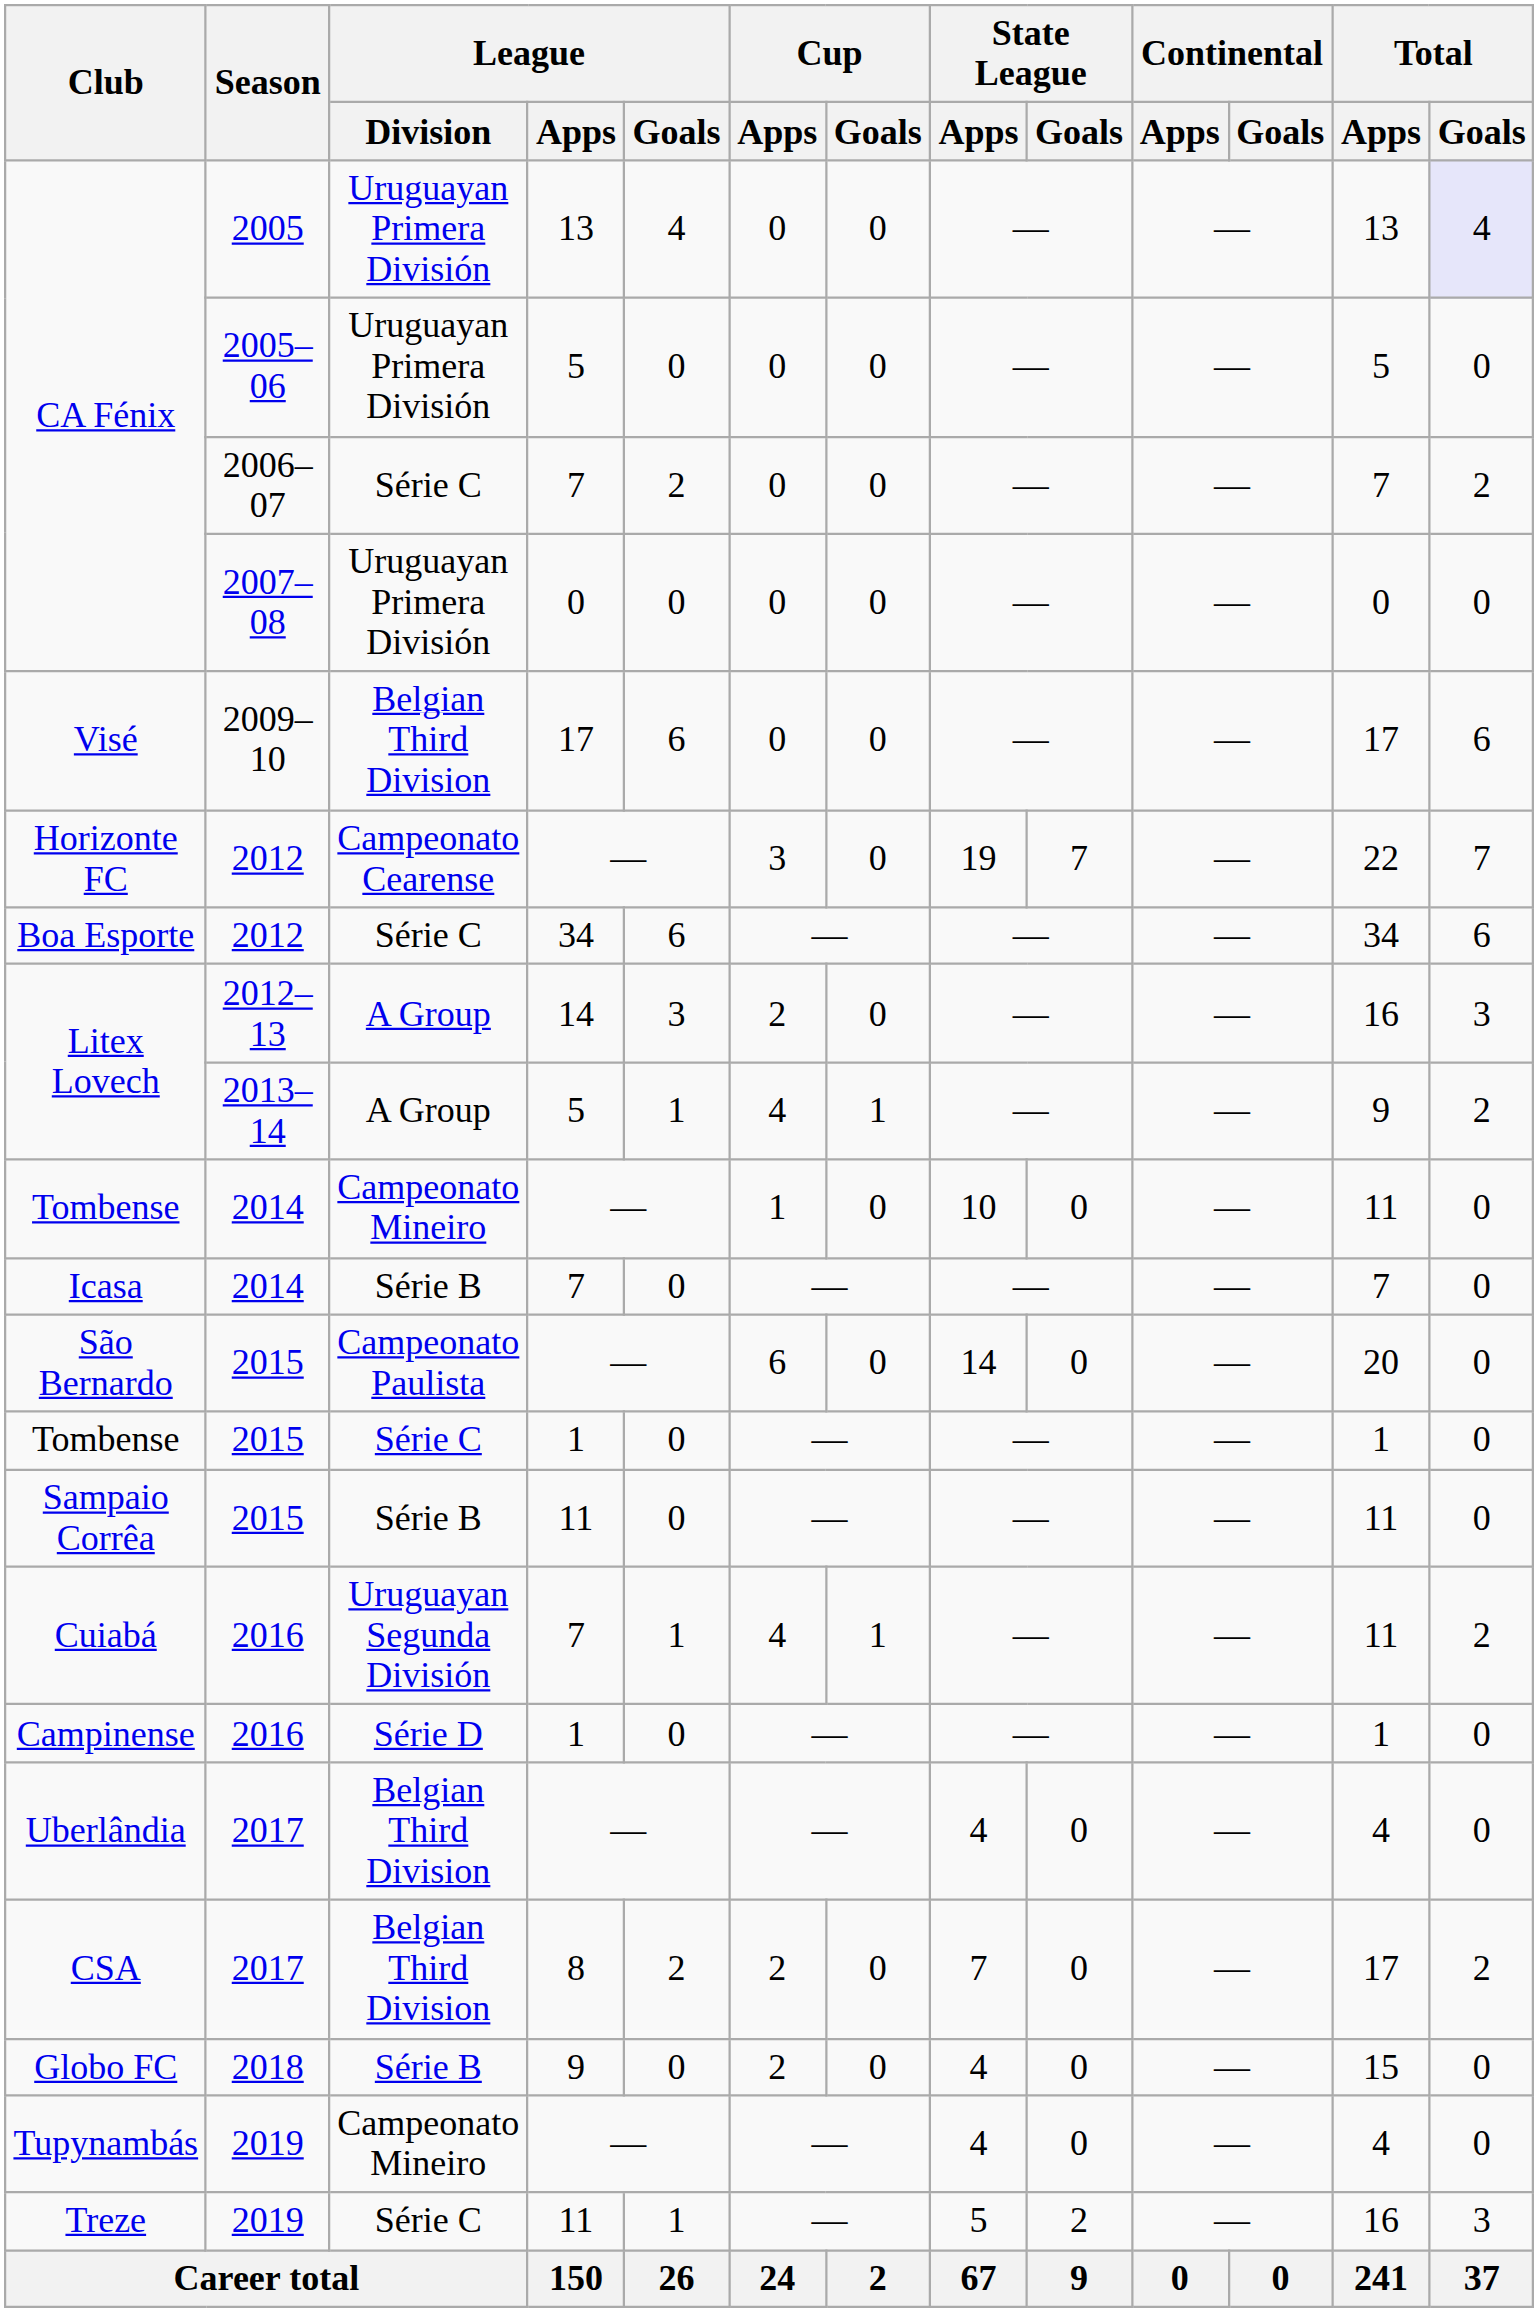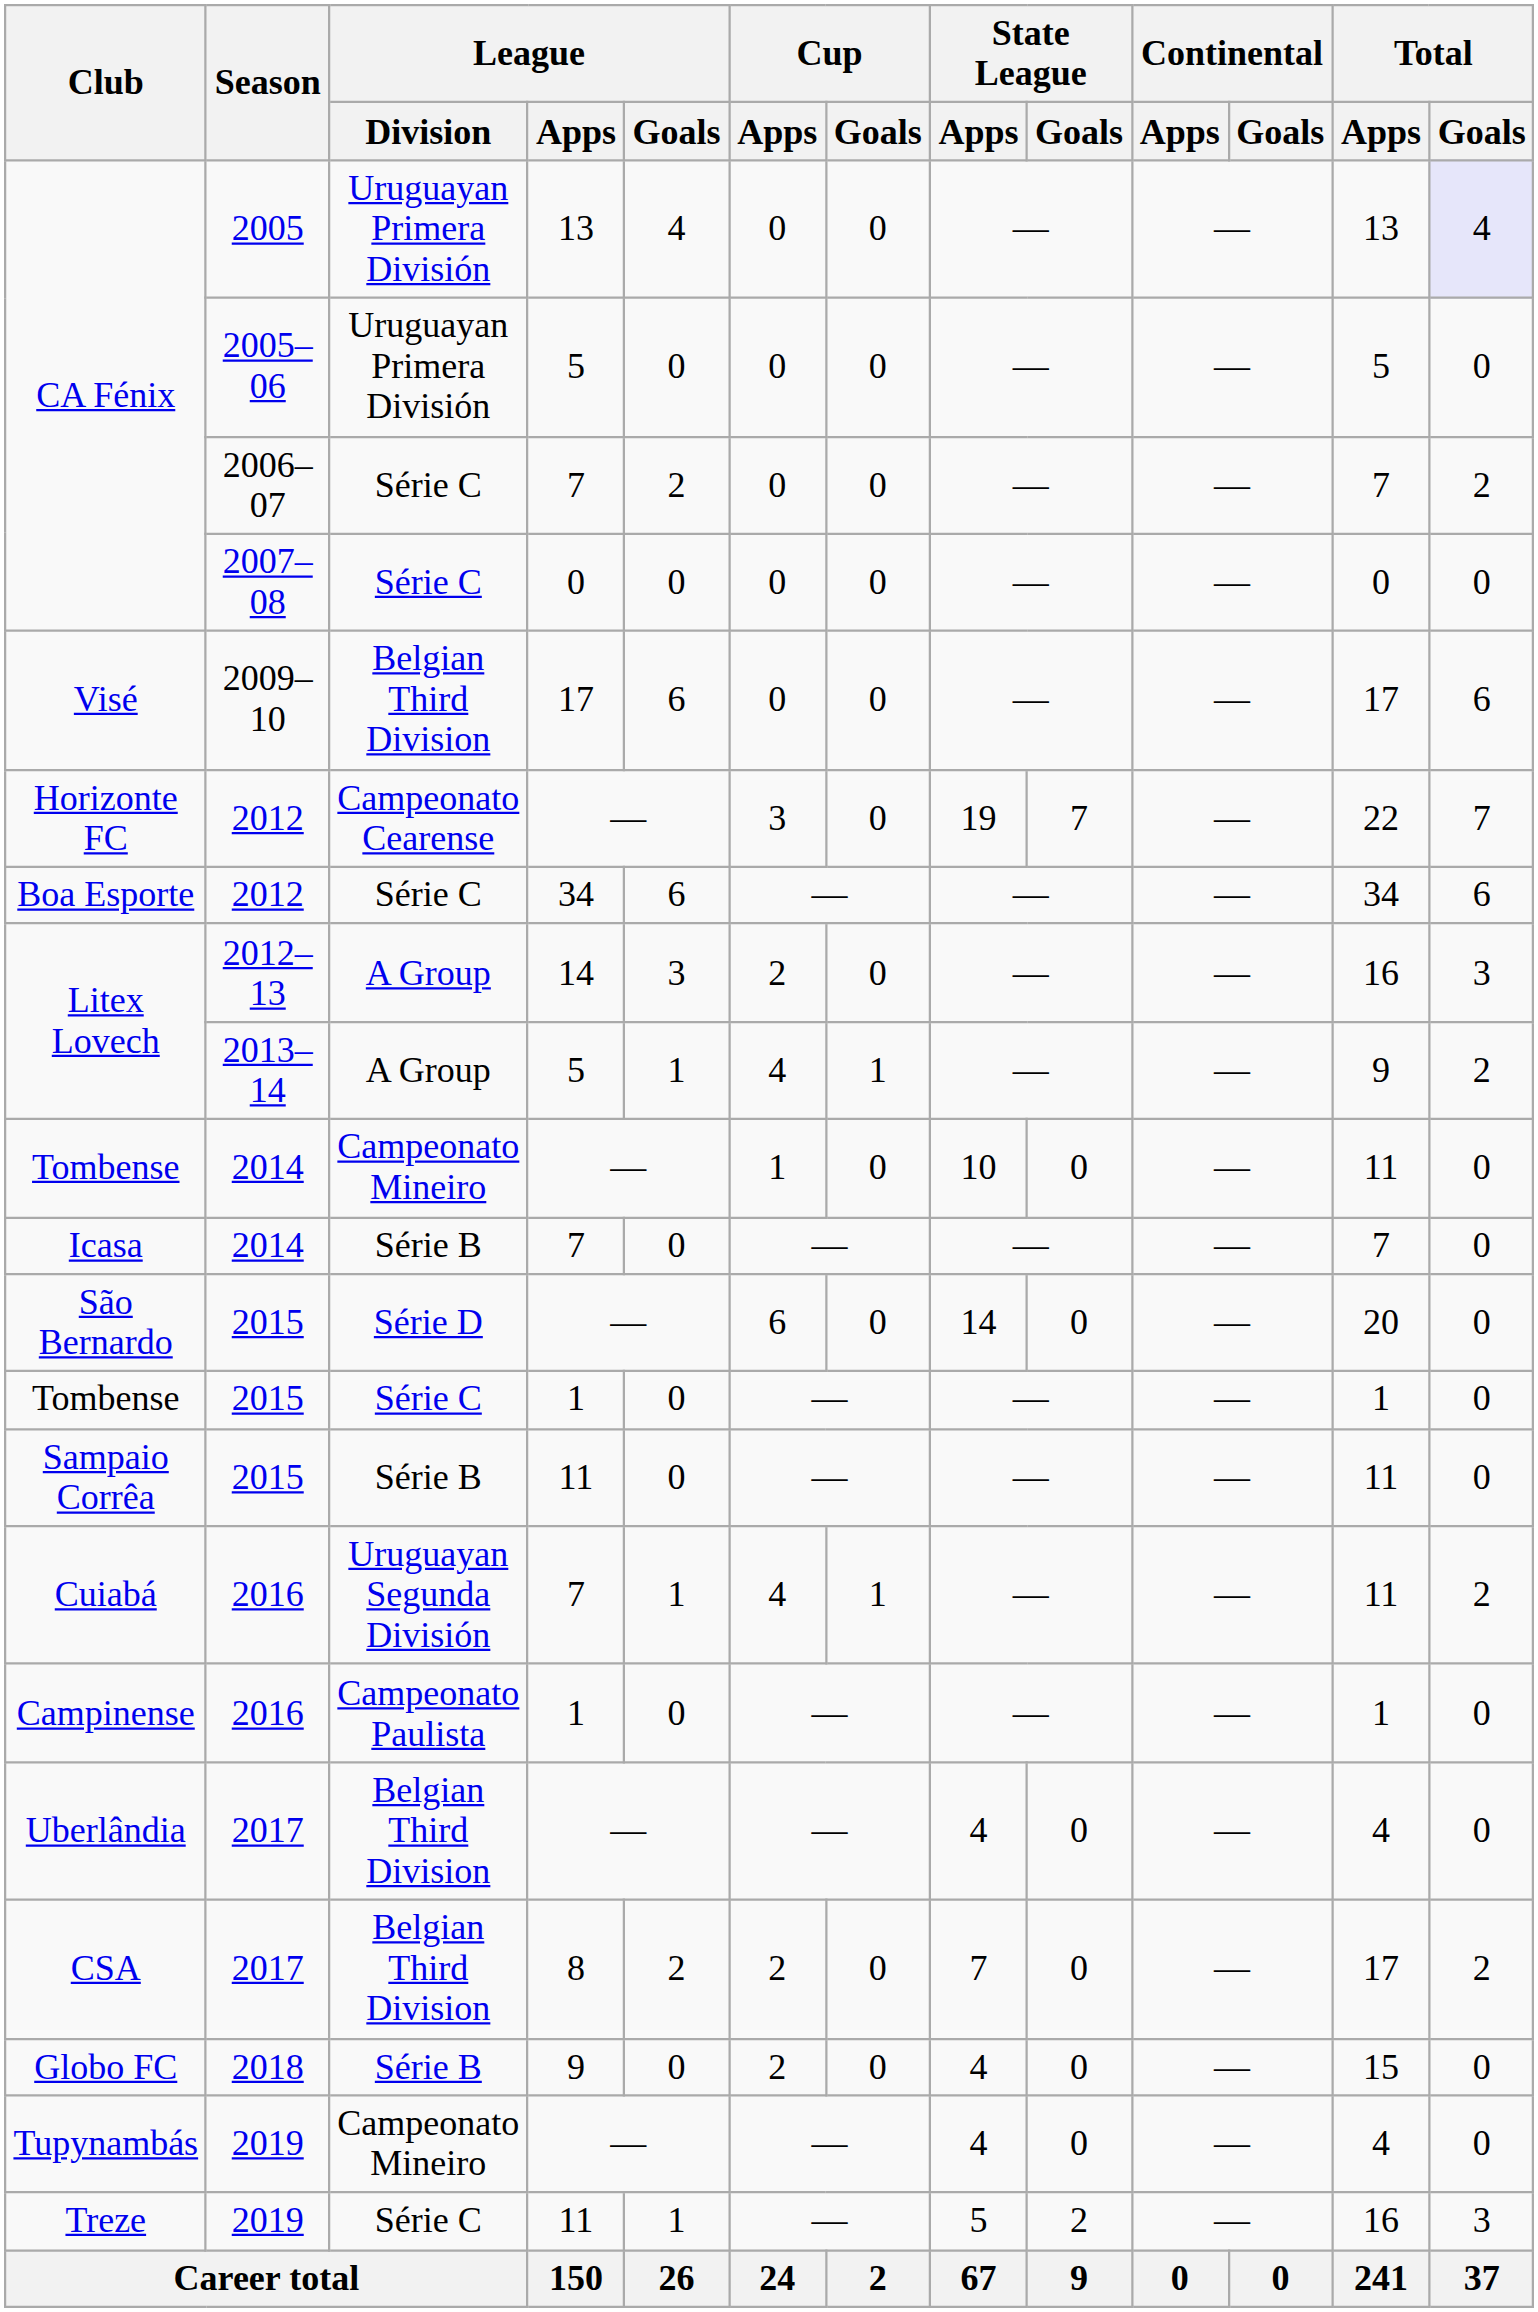(428, 602) Uruguayan Primera División -> (428, 581) Série C
(428, 1362) Campeonato Paulista -> (428, 1322) Série D
(428, 1732) Série D -> (428, 1712) Campeonato Paulista
